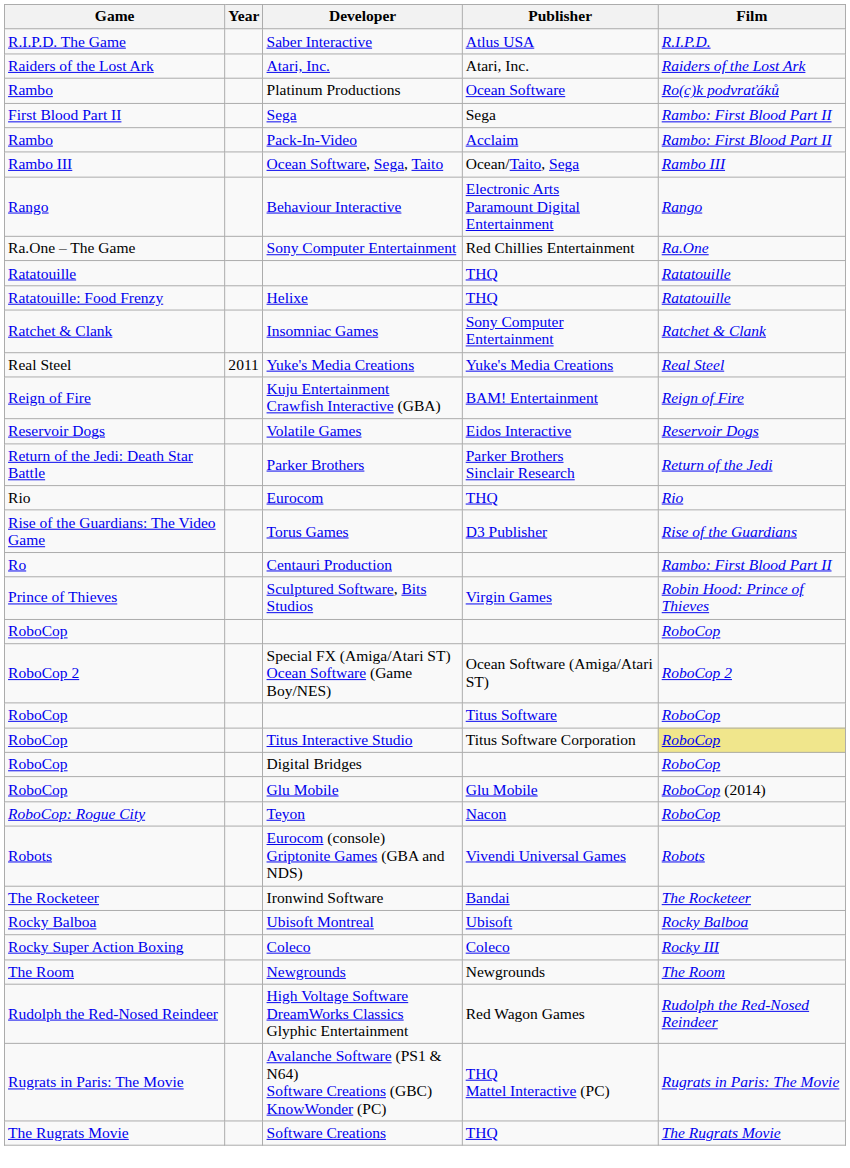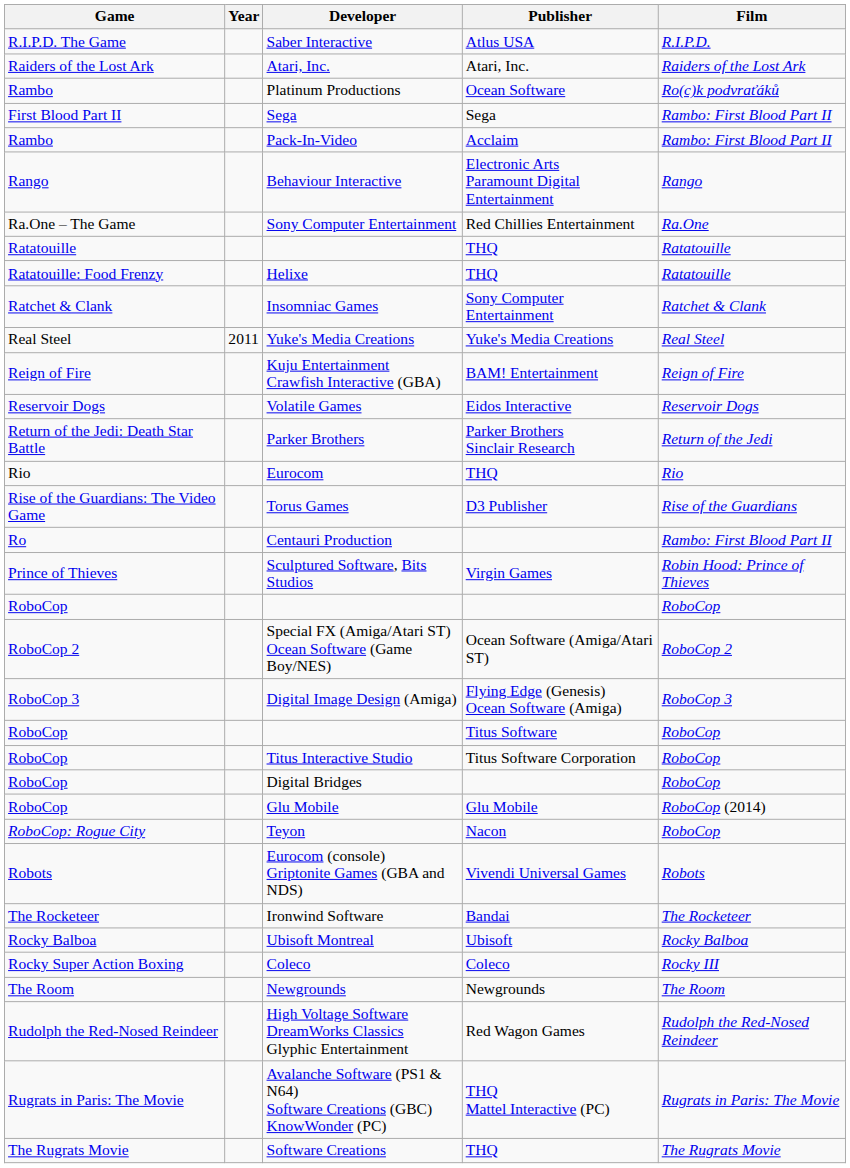- row: (355, 164)
+ row: (362, 699)
(691, 740) khaki background -> (691, 757) no background
